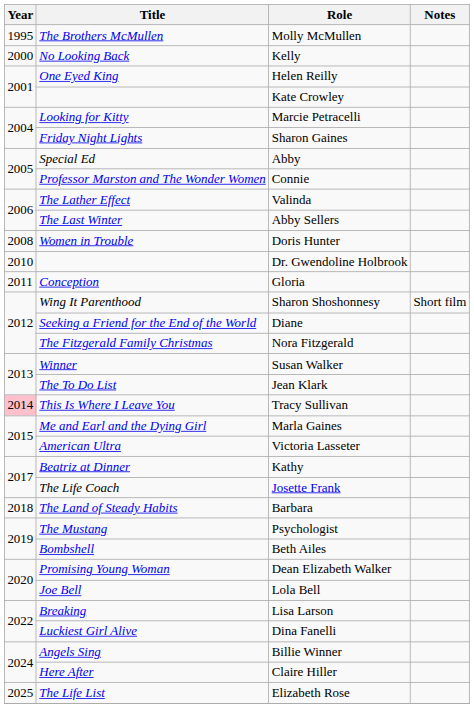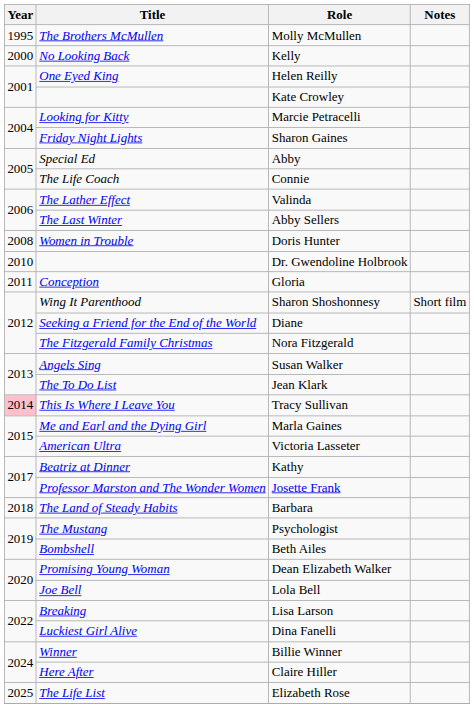(153, 179) Professor Marston and The Wonder Women -> (79, 179) The Life Coach
(58, 364) Winner -> (70, 364) Angels Sing
(79, 487) The Life Coach -> (153, 487) Professor Marston and The Wonder Women
(70, 651) Angels Sing -> (58, 651) Winner
